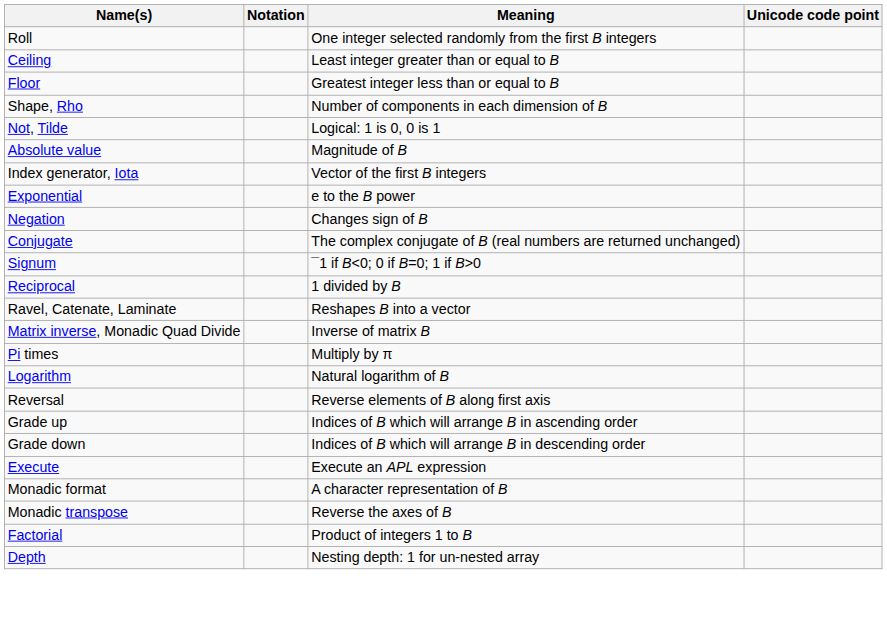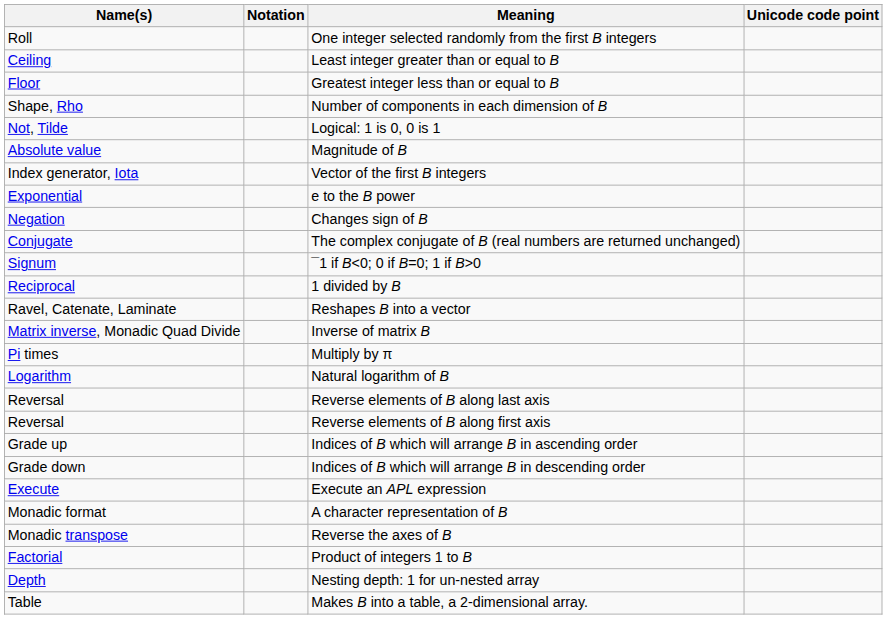+ row: (430, 399)
+ row: (450, 602)
